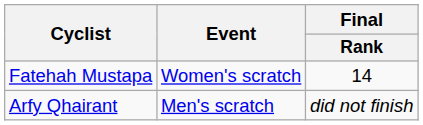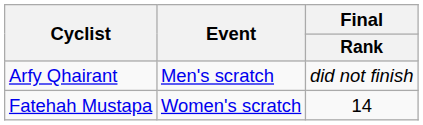rows swapped: (63, 105) <-> (81, 76)
